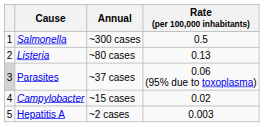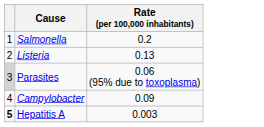- column: (115, 18)
(201, 40) 0.5 -> (145, 40) 0.2
(201, 98) 0.02 -> (145, 98) 0.09
(9, 114) normal -> (9, 114) bold
